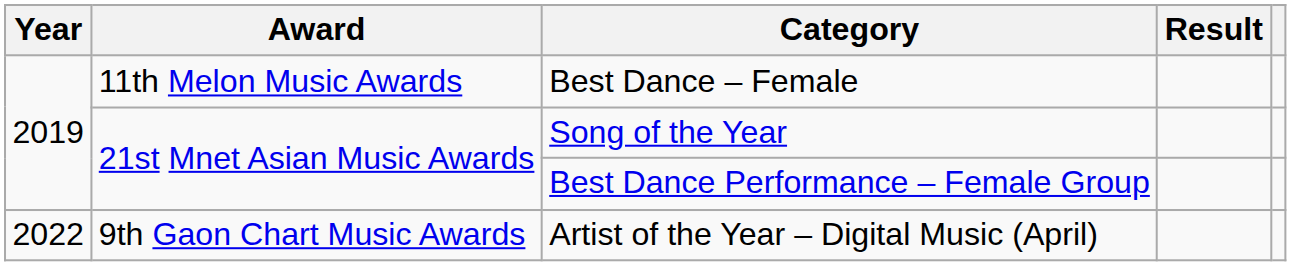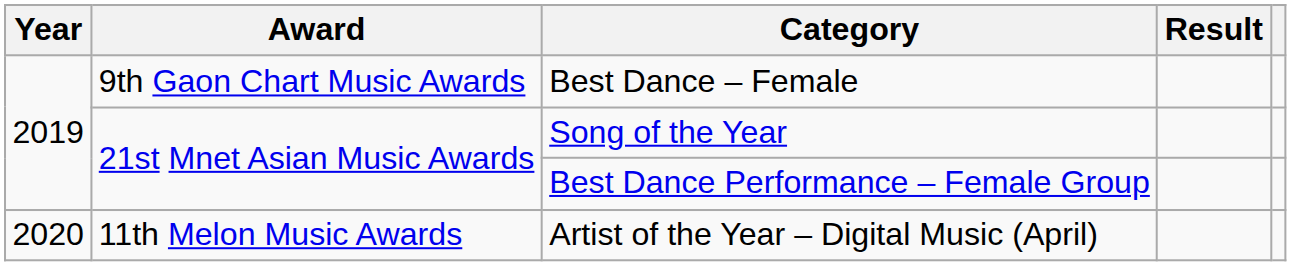(281, 81) 11th Melon Music Awards -> (312, 81) 9th Gaon Chart Music Awards
(48, 234) 2022 -> (48, 234) 2020
(312, 234) 9th Gaon Chart Music Awards -> (281, 234) 11th Melon Music Awards
